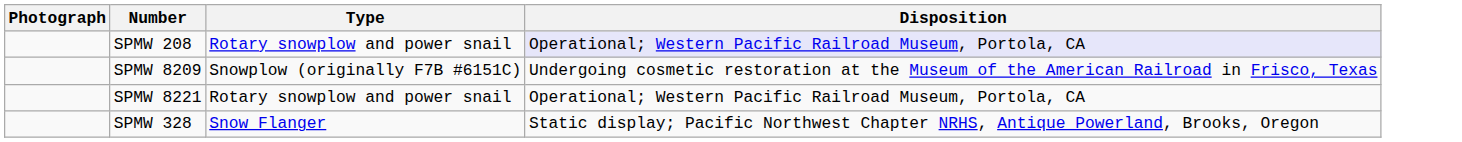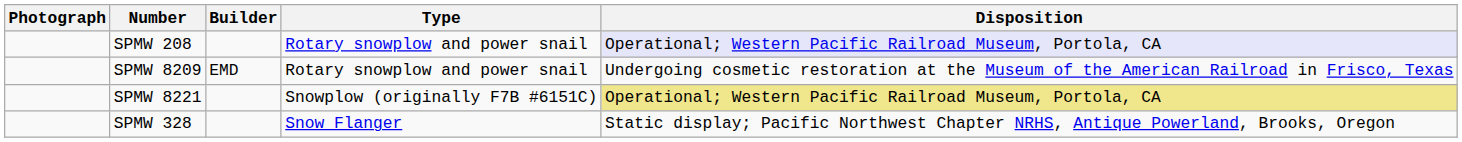+ column: (243, 18)
(365, 71) Snowplow (originally F7B #6151C) -> (436, 71) Rotary snowplow and power snail
(360, 97) Rotary snowplow and power snail -> (441, 97) Snowplow (originally F7B #6151C)
(807, 97) no background -> (883, 97) khaki background
